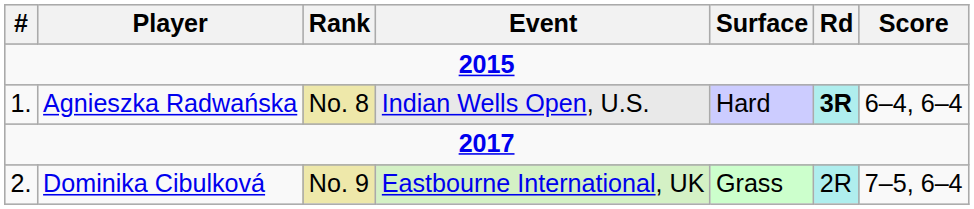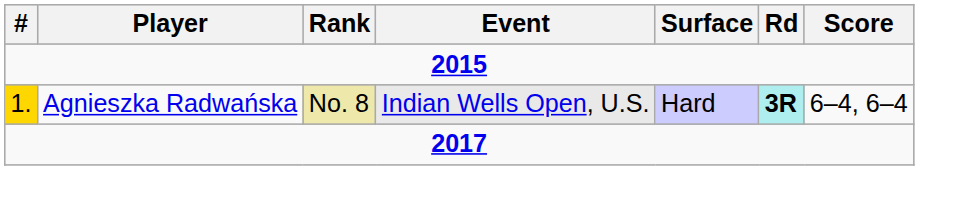(21, 104) no background -> (21, 104) gold background
- row: (154, 183)
